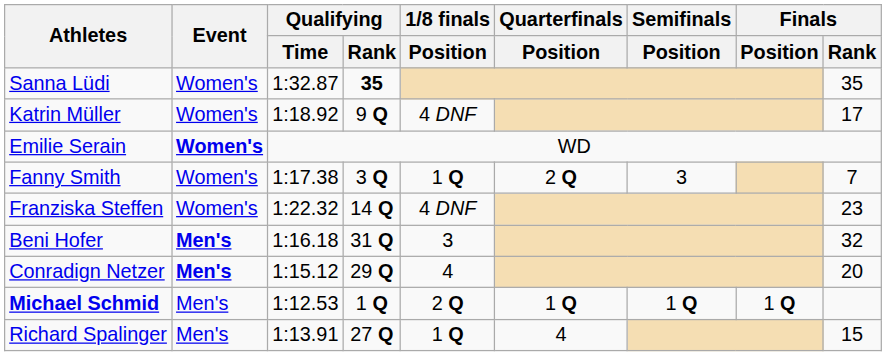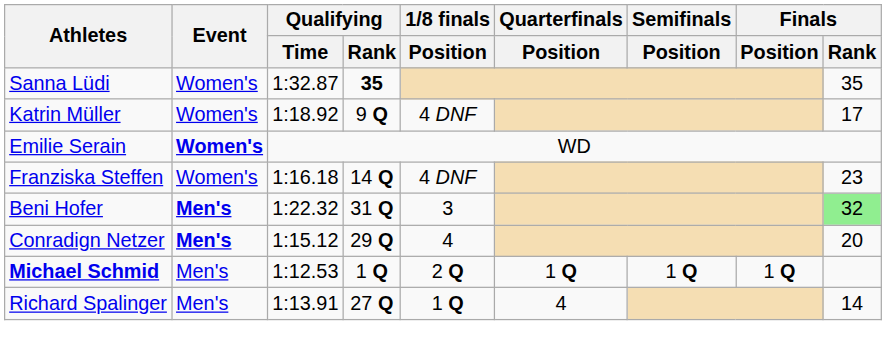- row: (65, 177)
(305, 209) 1:22.32 -> (305, 177) 1:16.18
(305, 240) 1:16.18 -> (305, 209) 1:22.32
(852, 240) no background -> (852, 209) lightgreen background
(852, 334) 15 -> (852, 303) 14
